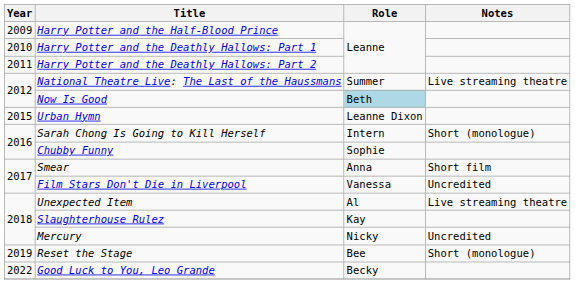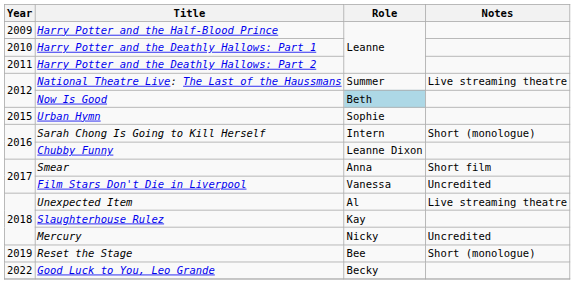(385, 116) Leanne Dixon -> (366, 116) Sophie
(366, 150) Sophie -> (385, 150) Leanne Dixon
